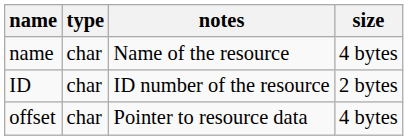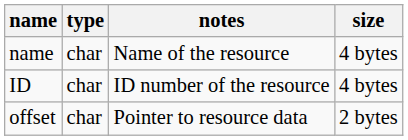(368, 85) 2 bytes -> (368, 85) 4 bytes
(368, 118) 4 bytes -> (368, 118) 2 bytes
